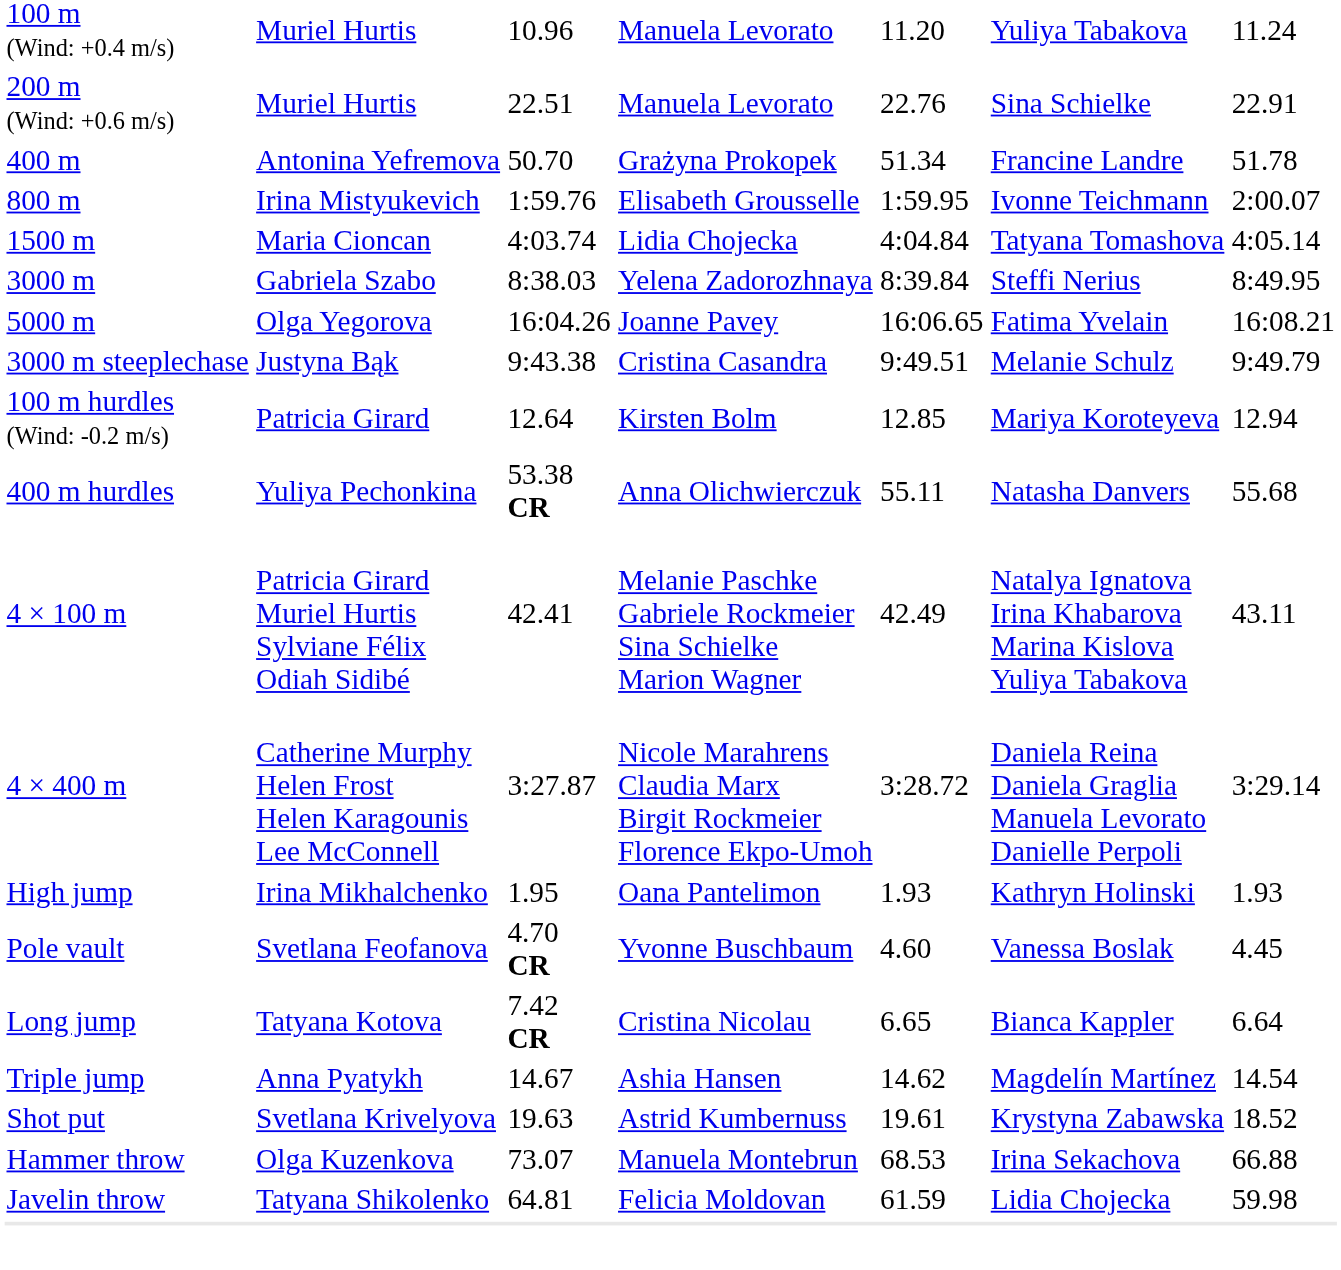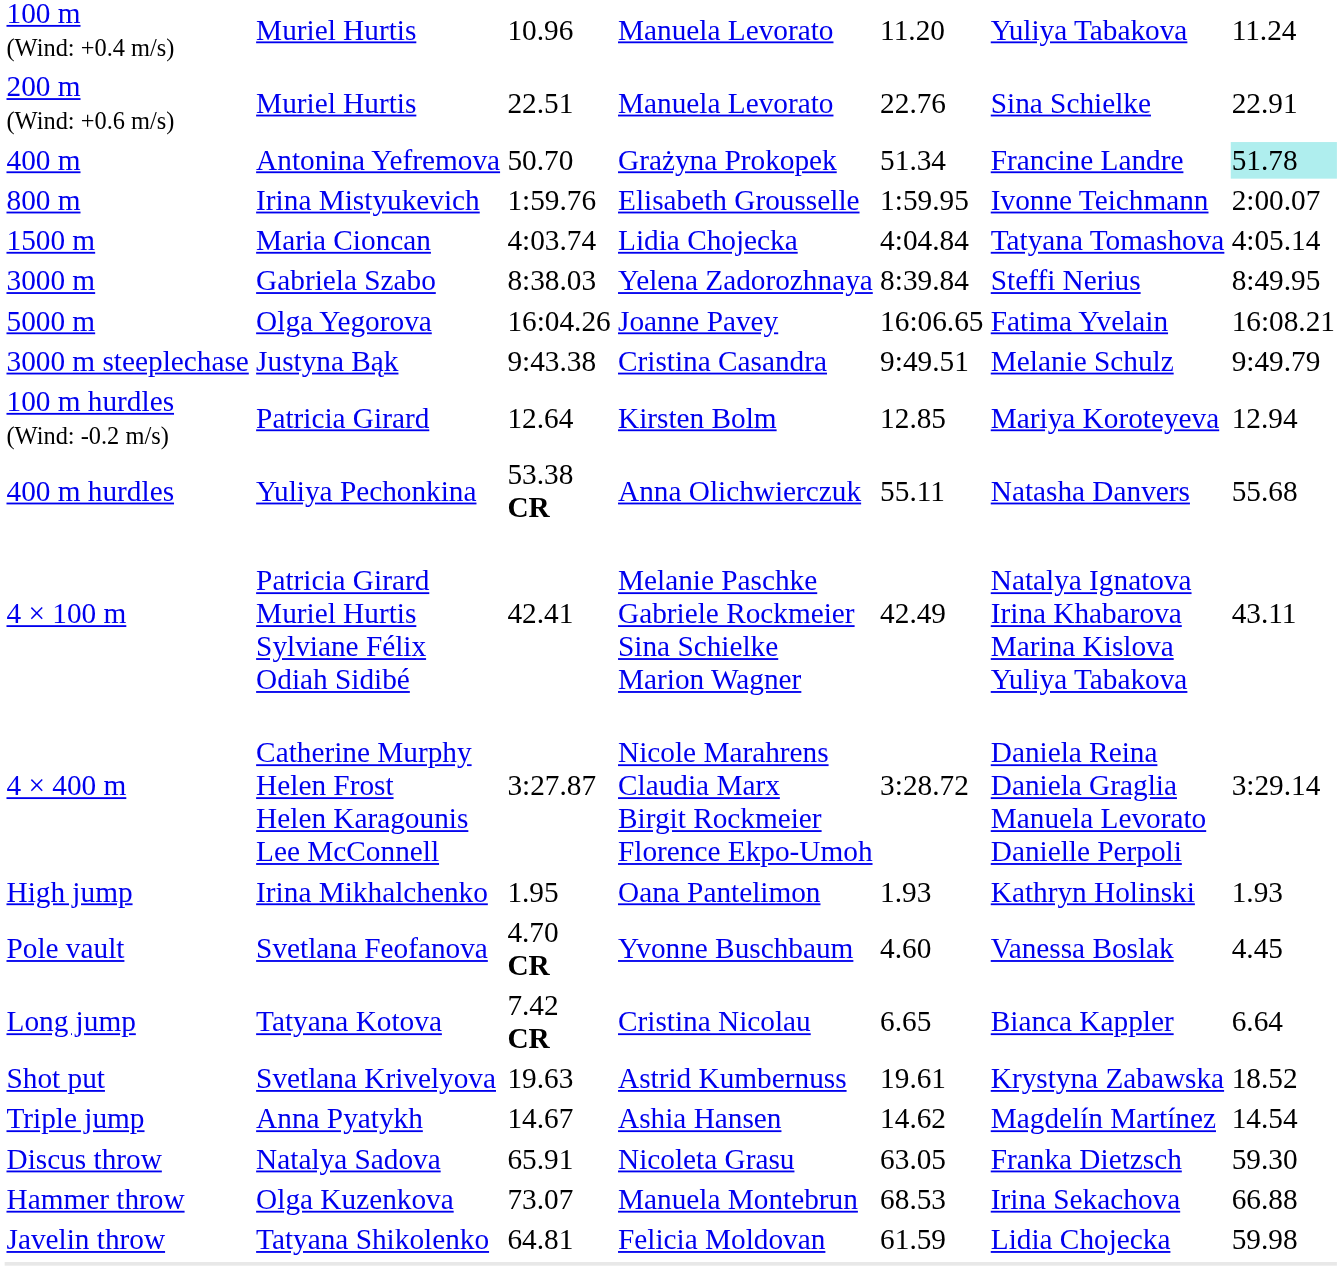(1265, 159) no background -> (1265, 159) paleturquoise background
rows swapped: (76, 1078) <-> (56, 1118)
+ row: (84, 1159)
